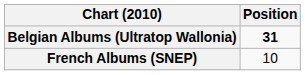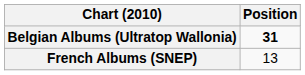(270, 59) 10 -> (270, 59) 13
